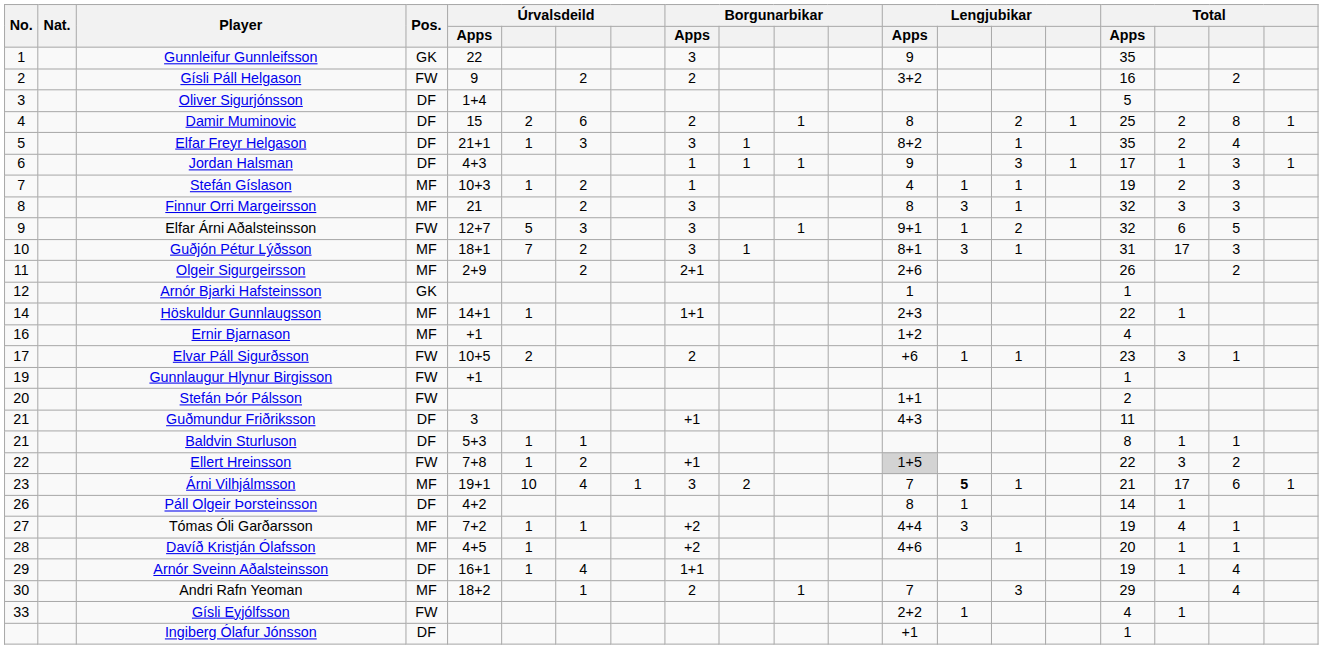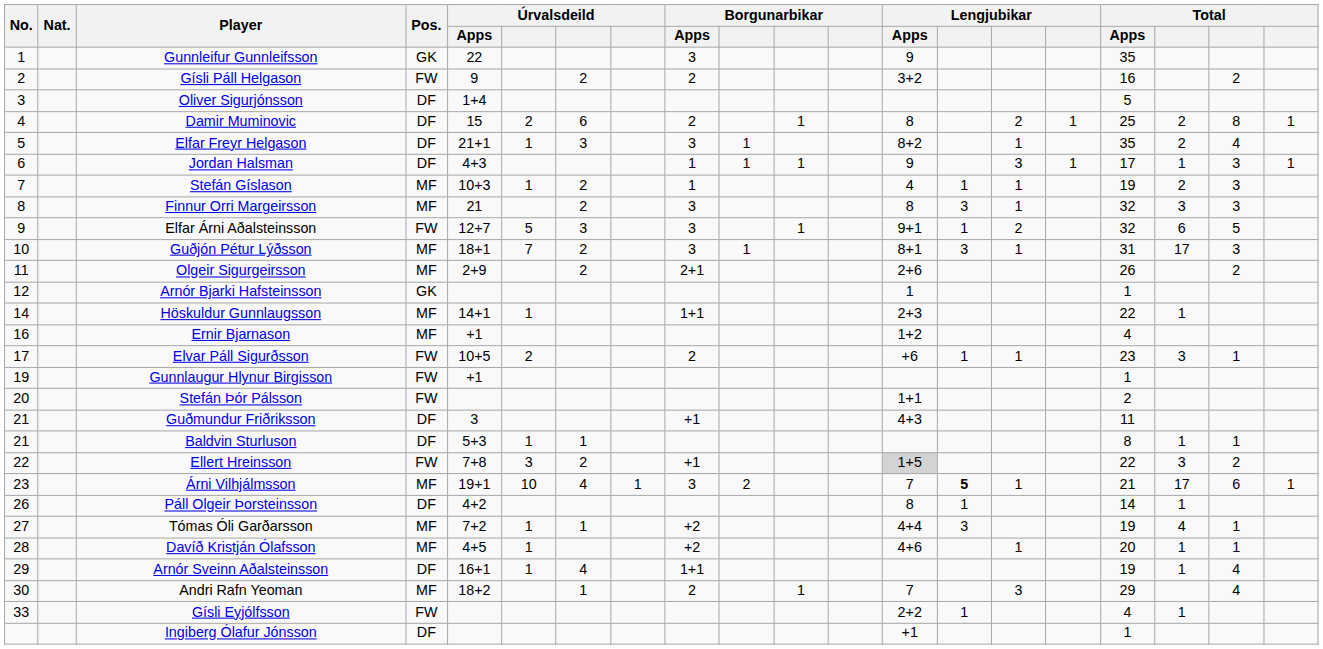(529, 462) 1 -> (529, 462) 3
